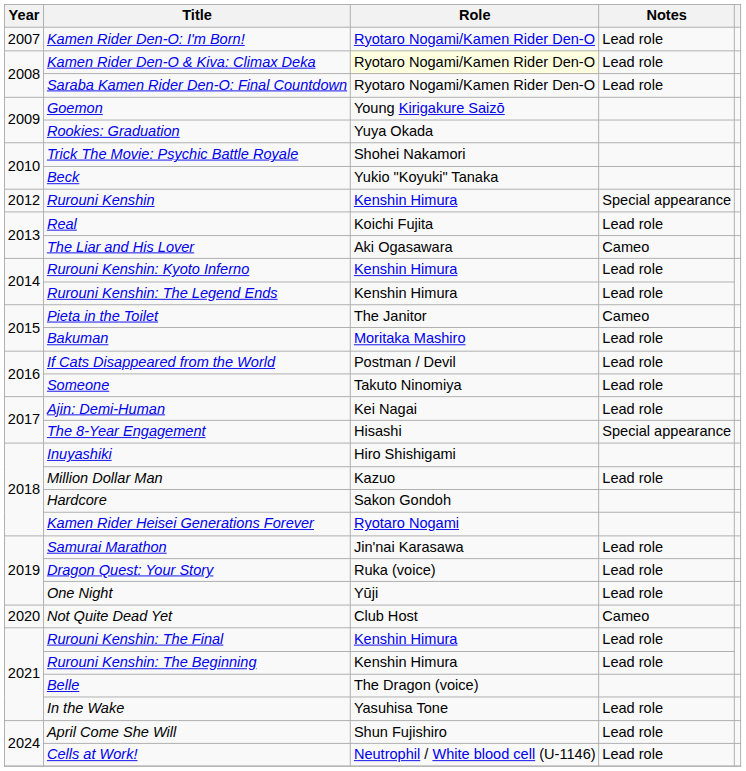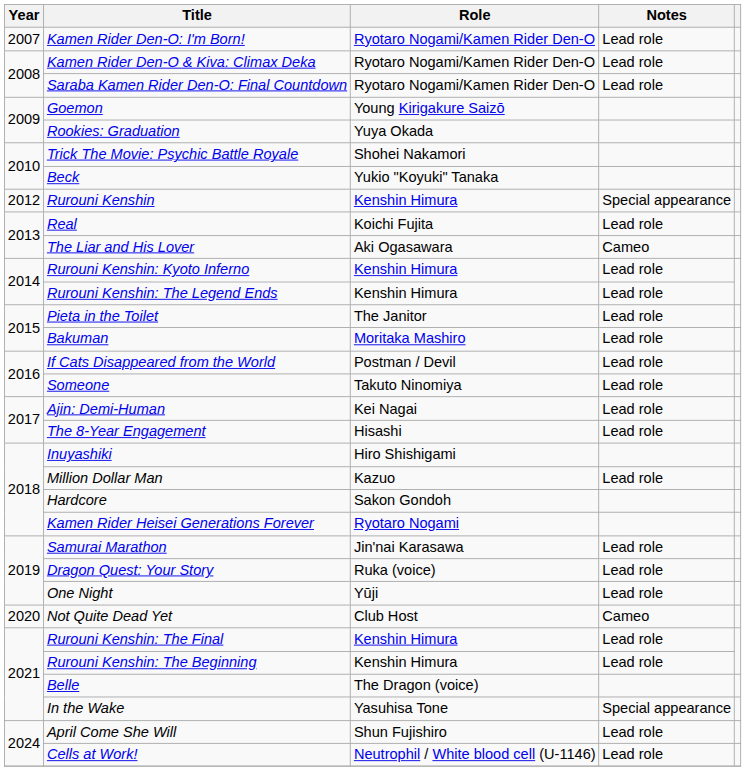(474, 62) lightyellow background -> (474, 62) no background
(626, 316) Cameo -> (633, 316) Lead role
(667, 431) Special appearance -> (633, 431) Lead role
(633, 708) Lead role -> (667, 708) Special appearance
